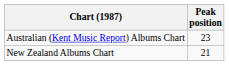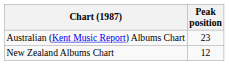(206, 53) 21 -> (206, 53) 12
